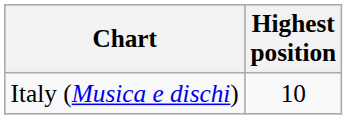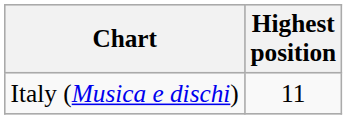(293, 93) 10 -> (293, 93) 11
